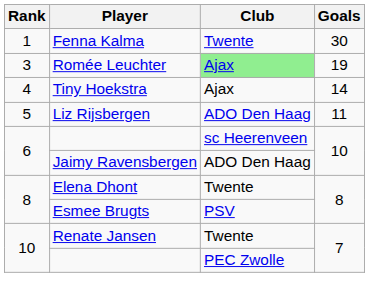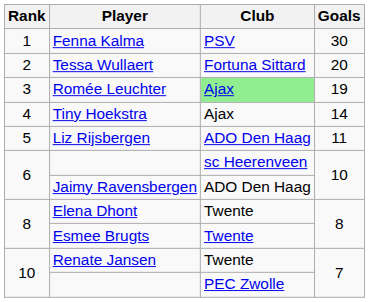(229, 41) Twente -> (219, 41) PSV
+ row: (27, 65)
(219, 211) PSV -> (229, 235) Twente
